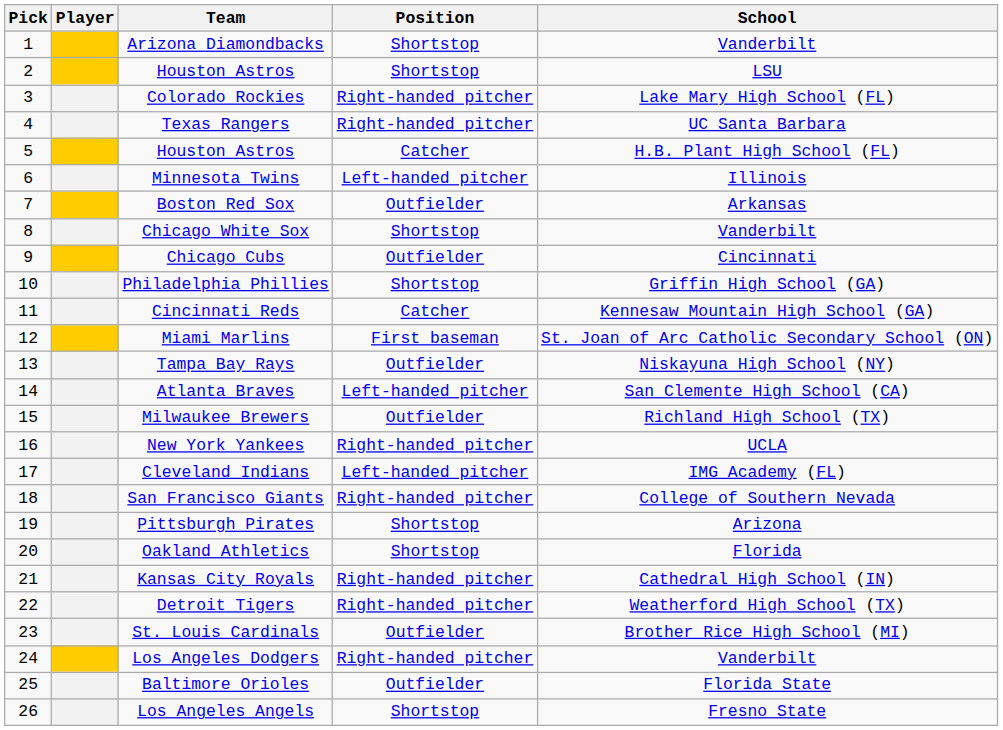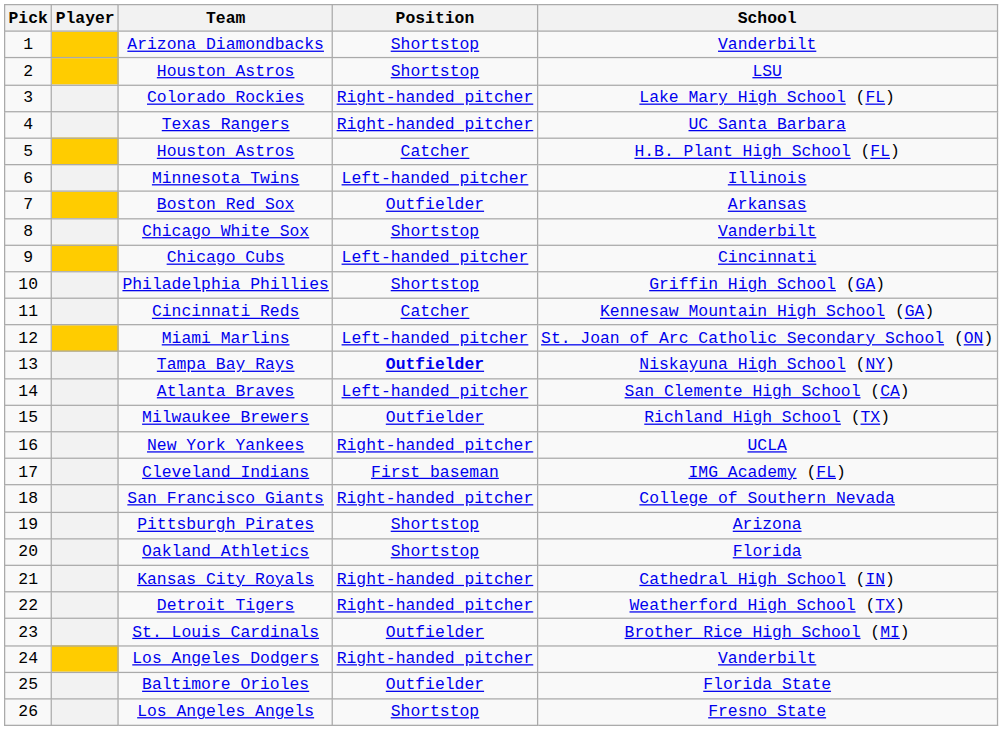(435, 258) Outfielder -> (435, 258) Left-handed pitcher
(435, 338) First baseman -> (435, 338) Left-handed pitcher
(435, 365) normal -> (435, 365) bold
(435, 472) Left-handed pitcher -> (435, 472) First baseman
